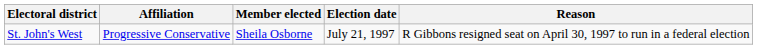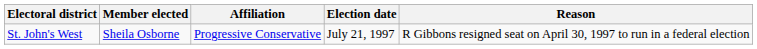columns swapped: (278, 14) <-> (166, 14)
